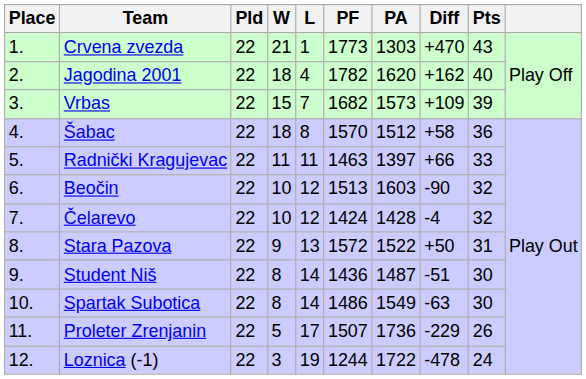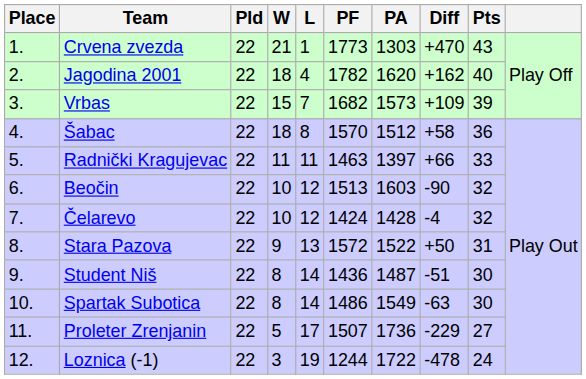(483, 331) 26 -> (483, 331) 27
